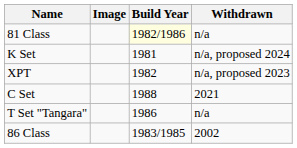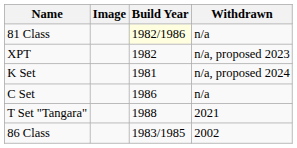rows swapped: (19, 73) <-> (21, 53)
(144, 93) 1988 -> (144, 93) 1986
(207, 93) 2021 -> (202, 93) n/a
(144, 113) 1986 -> (144, 113) 1988
(202, 113) n/a -> (207, 113) 2021
